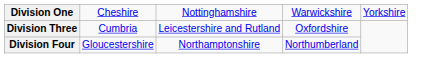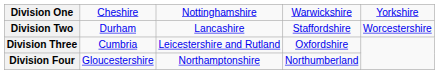+ row: (42, 28)
